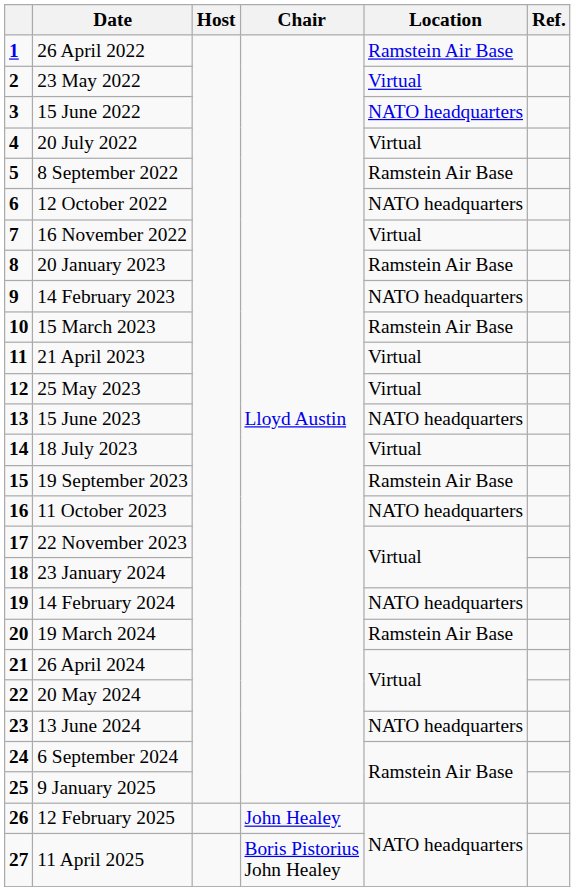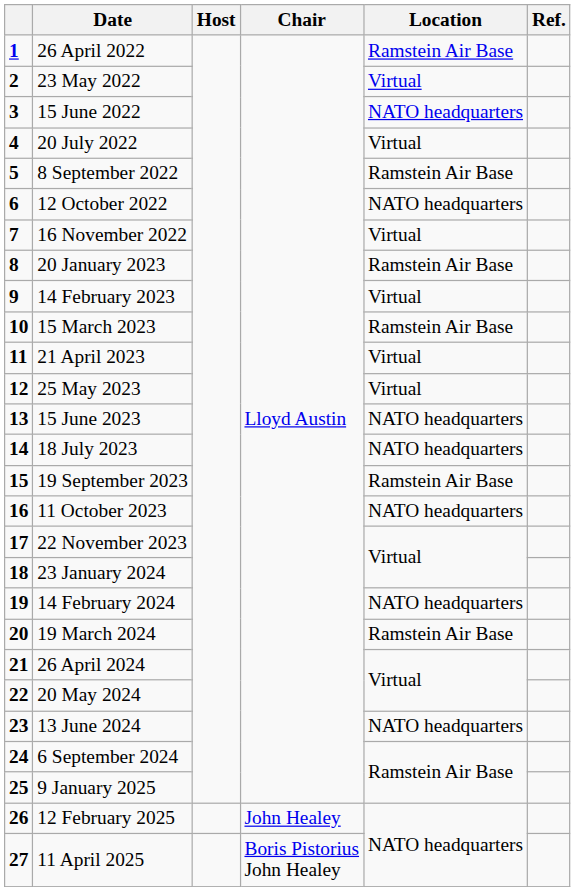(445, 296) NATO headquarters -> (395, 296) Virtual
(395, 449) Virtual -> (445, 449) NATO headquarters
